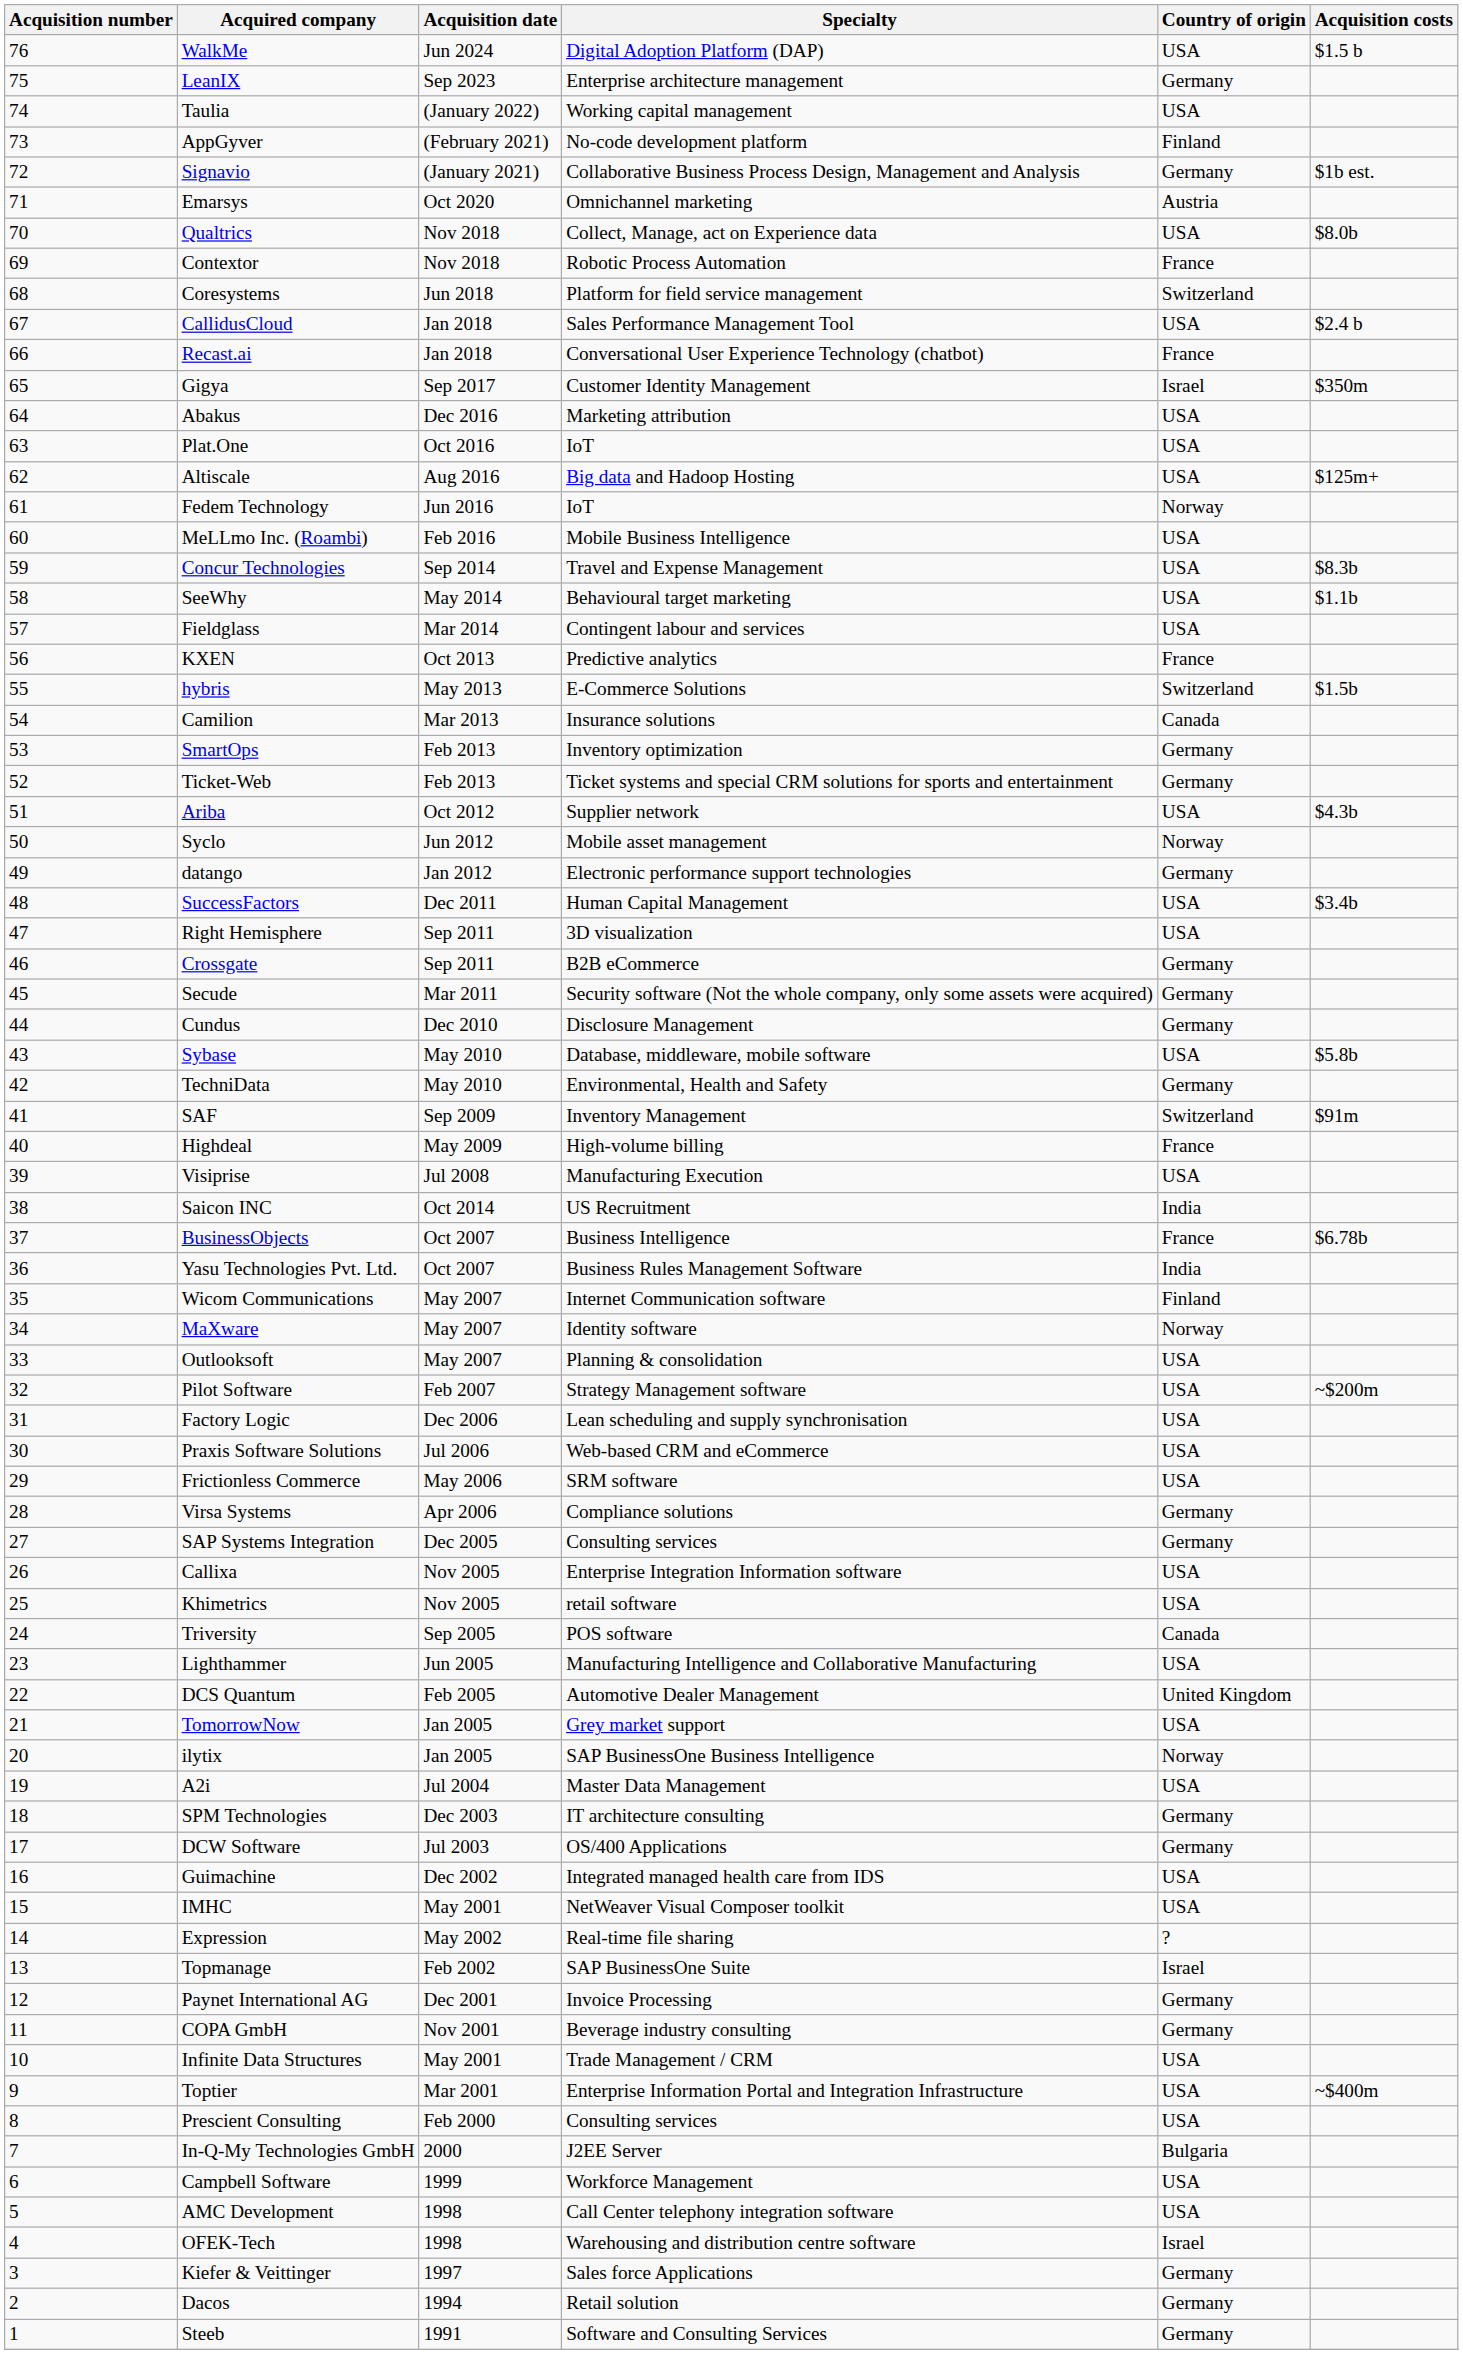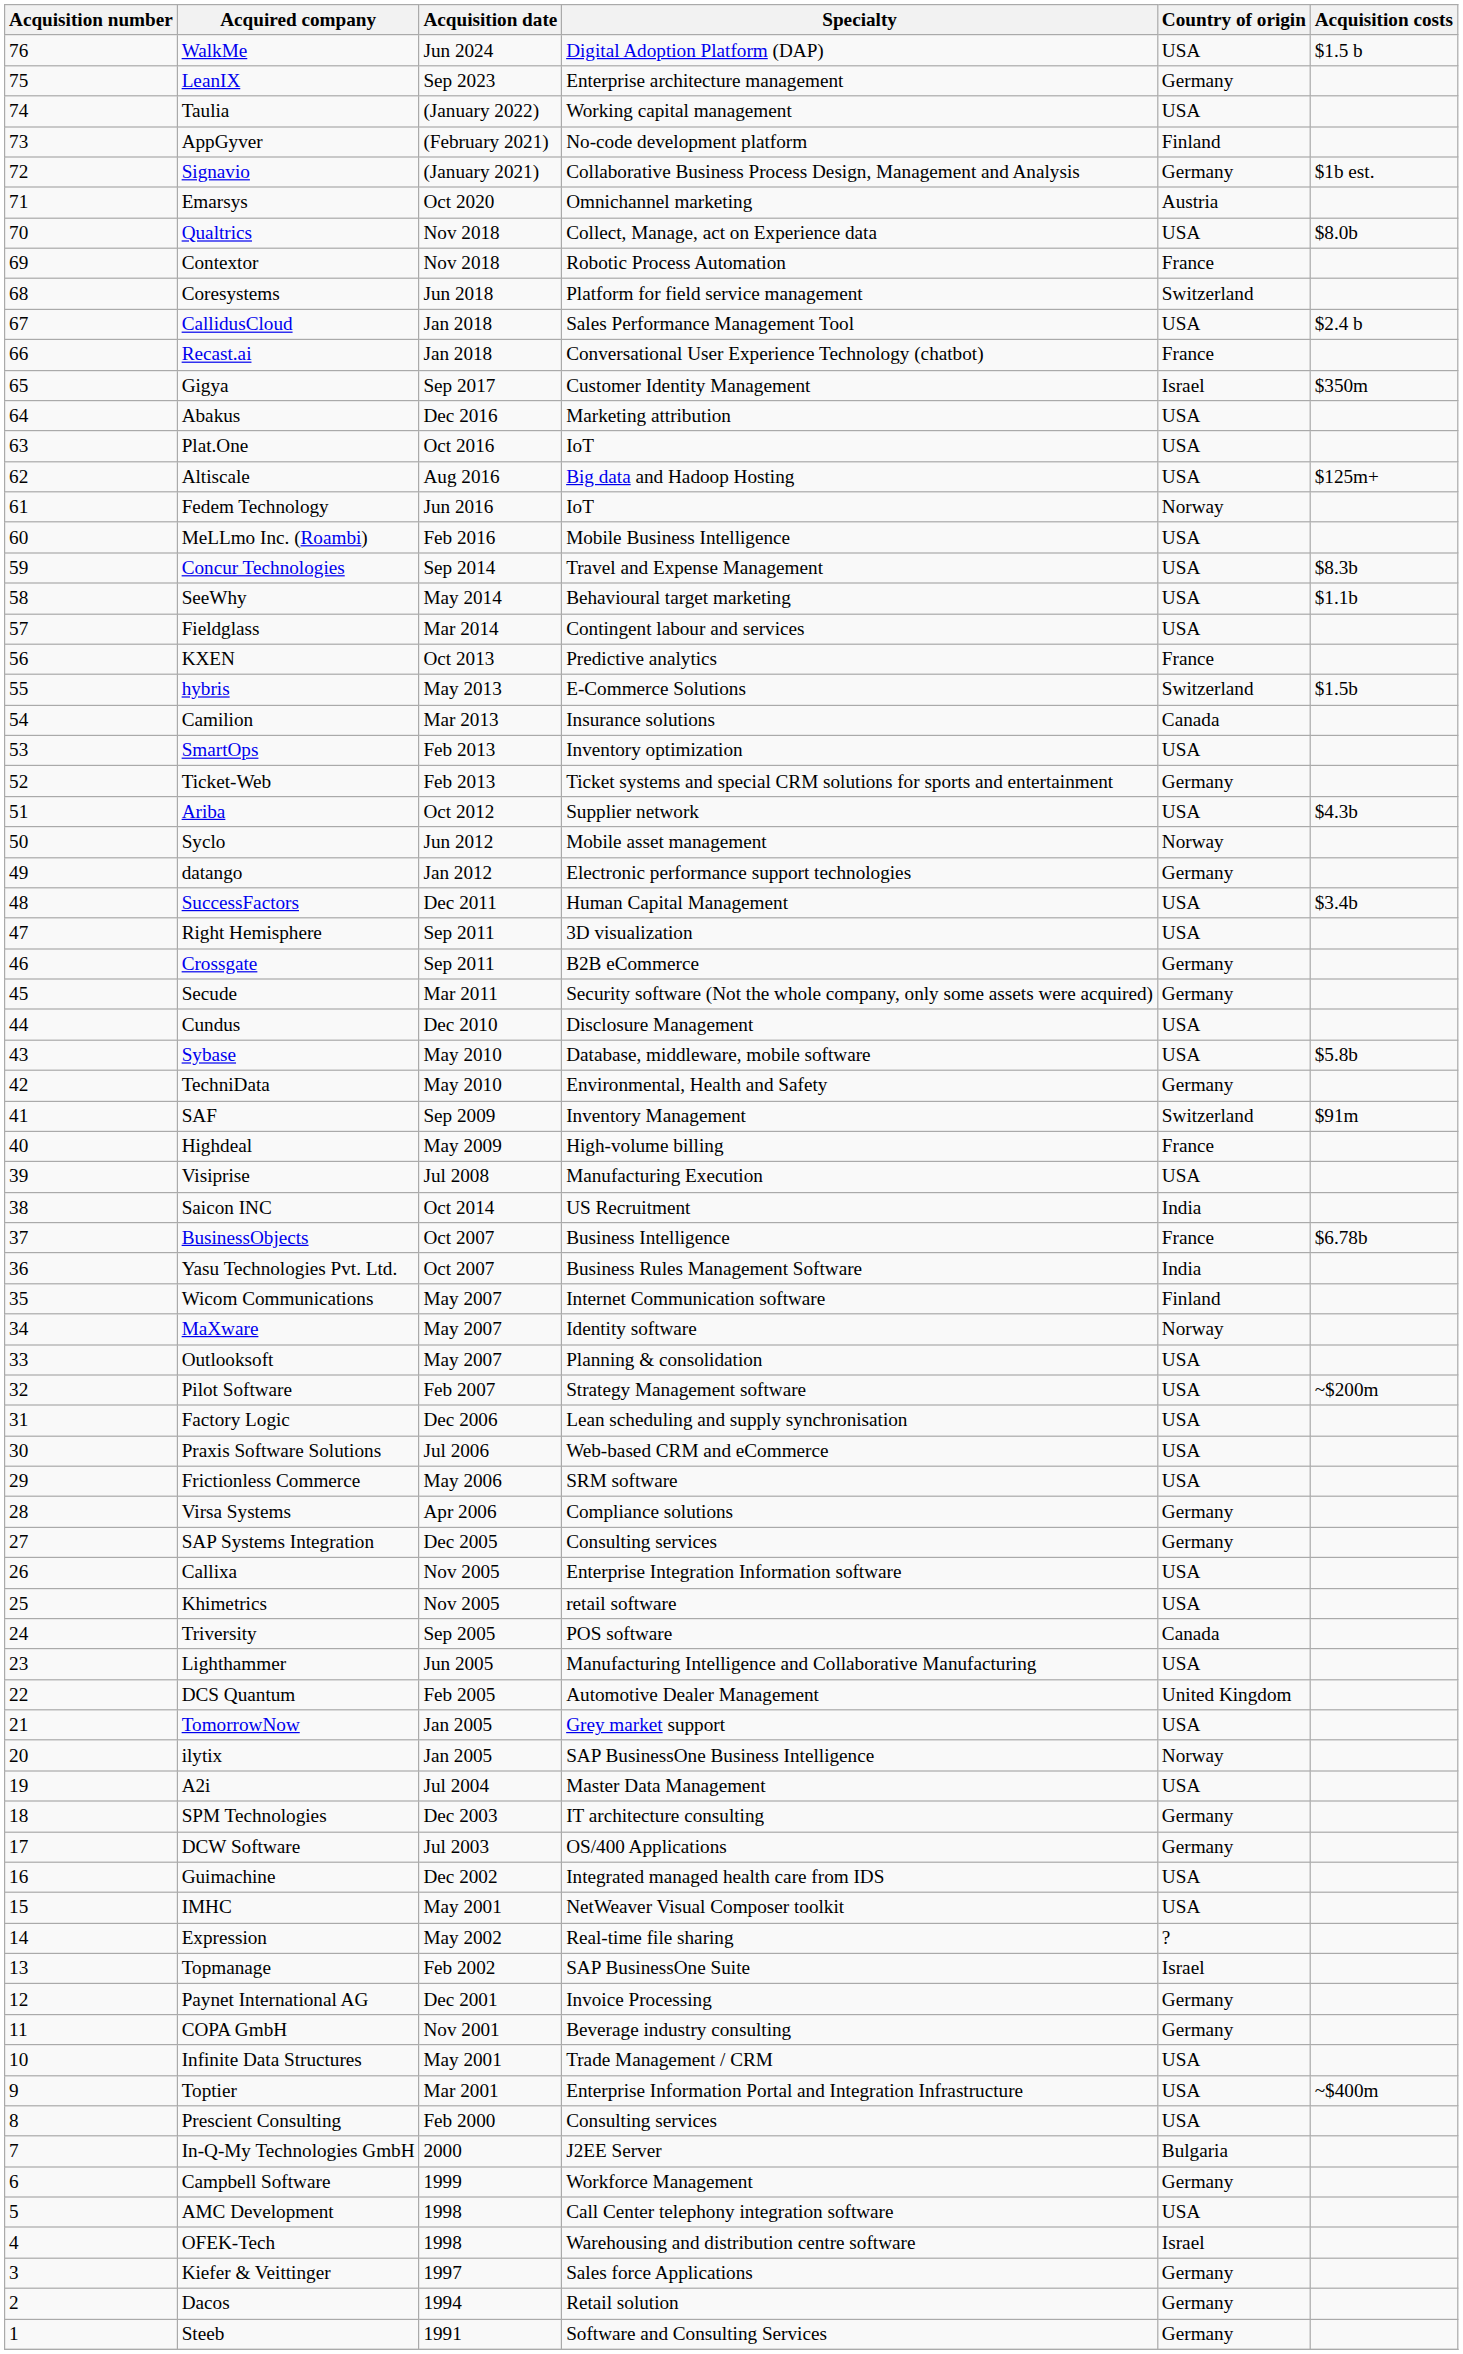(1198, 750) Germany -> (1181, 750) USA
(1198, 1024) Germany -> (1181, 1024) USA
(1181, 2181) USA -> (1198, 2181) Germany
